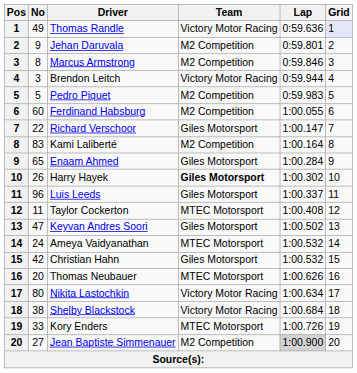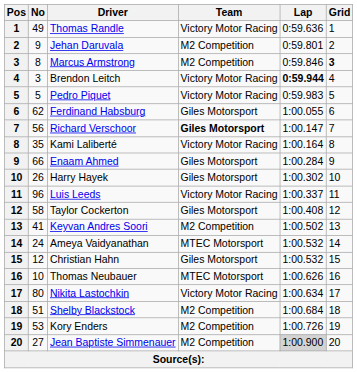(331, 29) lavender background -> (332, 29) no background
(331, 62) normal -> (332, 62) bold
(303, 78) normal -> (303, 78) bold
(217, 95) M2 Competition -> (229, 95) Victory Motor Racing
(38, 111) 60 -> (38, 111) 62
(217, 111) M2 Competition -> (219, 111) Giles Motorsport
(38, 128) 22 -> (38, 128) 56
(219, 128) normal -> (222, 128) bold
(38, 144) 83 -> (38, 144) 35
(217, 144) M2 Competition -> (229, 144) Victory Motor Racing
(38, 161) 65 -> (38, 161) 66
(222, 177) bold -> (219, 177) normal
(219, 194) Giles Motorsport -> (229, 194) Victory Motor Racing
(38, 210) 11 -> (38, 210) 58
(222, 210) MTEC Motorsport -> (219, 210) Giles Motorsport
(38, 227) 47 -> (38, 227) 41
(219, 227) Giles Motorsport -> (217, 227) M2 Competition
(38, 260) 42 -> (38, 260) 12
(38, 276) 20 -> (38, 276) 10
(38, 309) 38 -> (38, 309) 51
(229, 309) Victory Motor Racing -> (217, 309) M2 Competition
(38, 326) 33 -> (38, 326) 53
(222, 326) MTEC Motorsport -> (217, 326) M2 Competition
